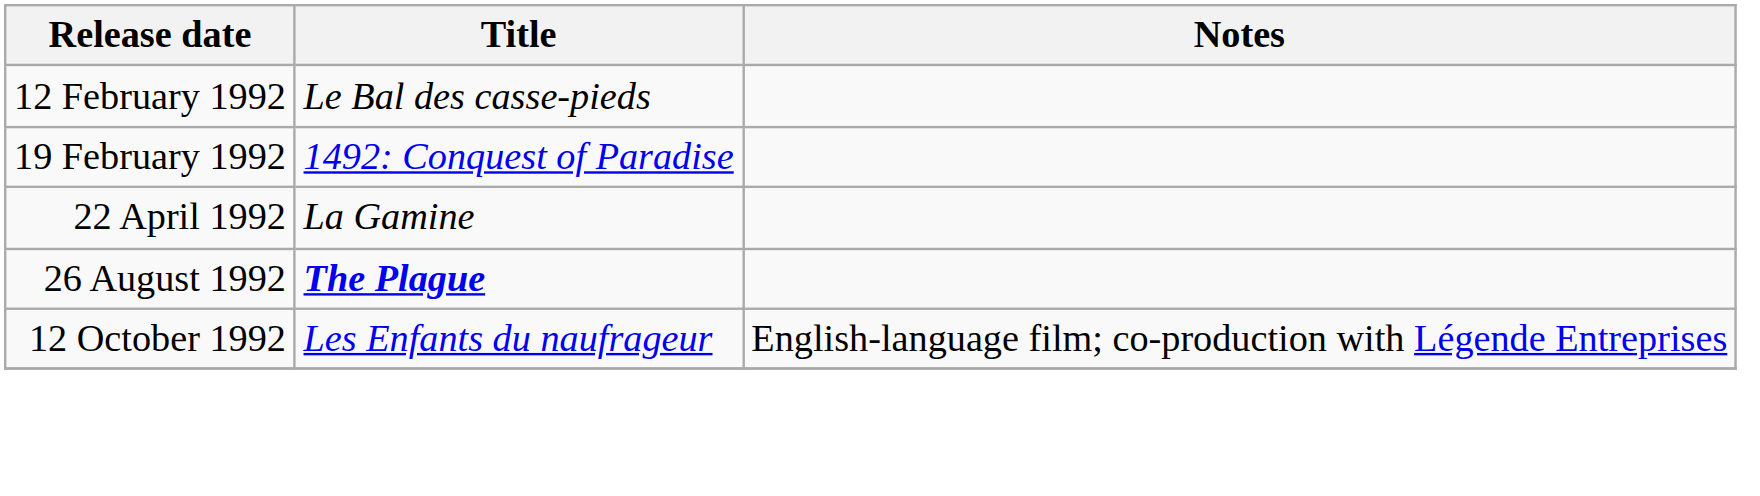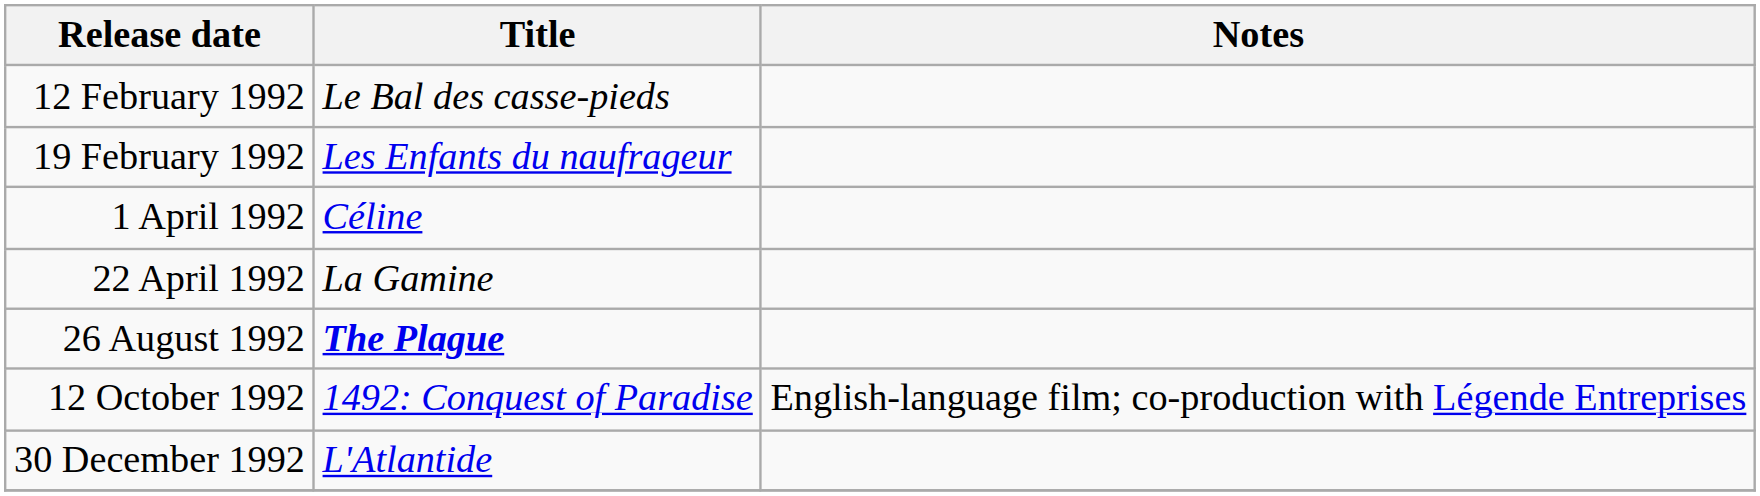(519, 156) 1492: Conquest of Paradise -> (527, 156) Les Enfants du naufrageur
+ row: (208, 216)
(508, 338) Les Enfants du naufrageur -> (538, 398) 1492: Conquest of Paradise
+ row: (159, 459)
